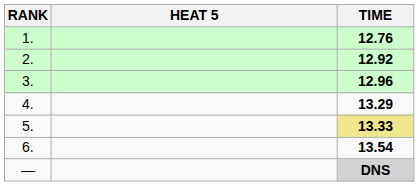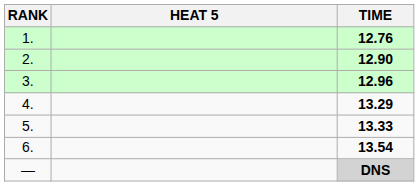(375, 60) 12.92 -> (375, 60) 12.90
(375, 126) khaki background -> (375, 126) no background
